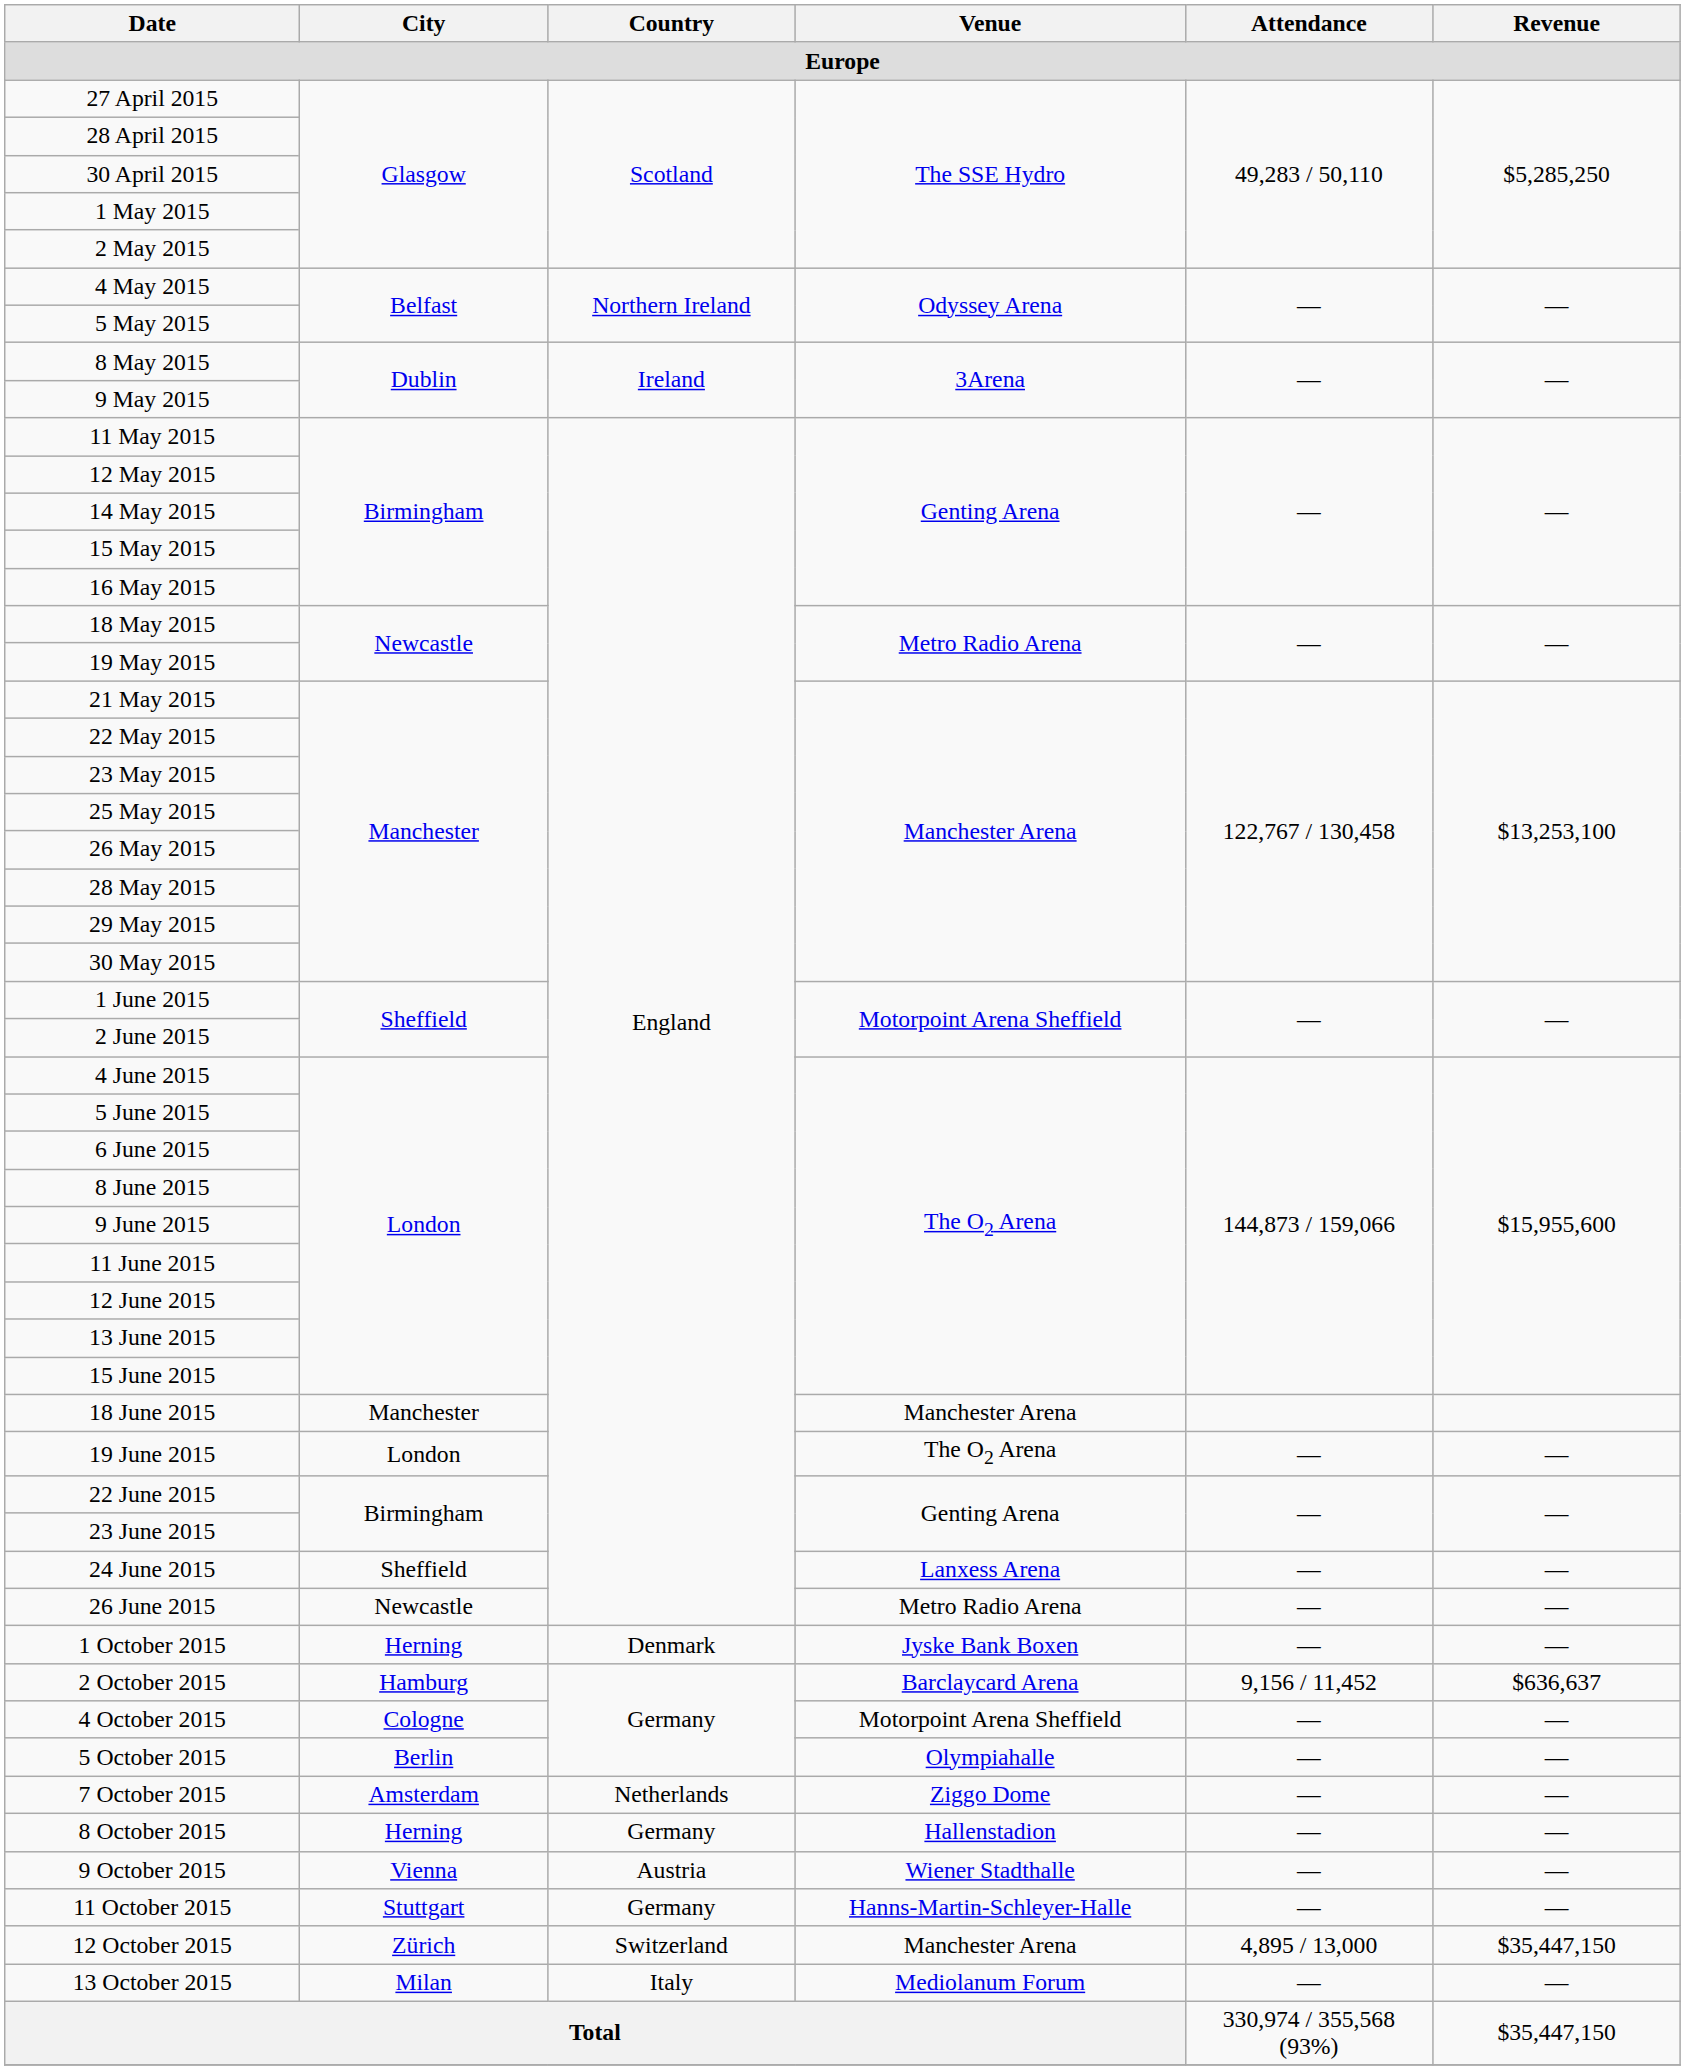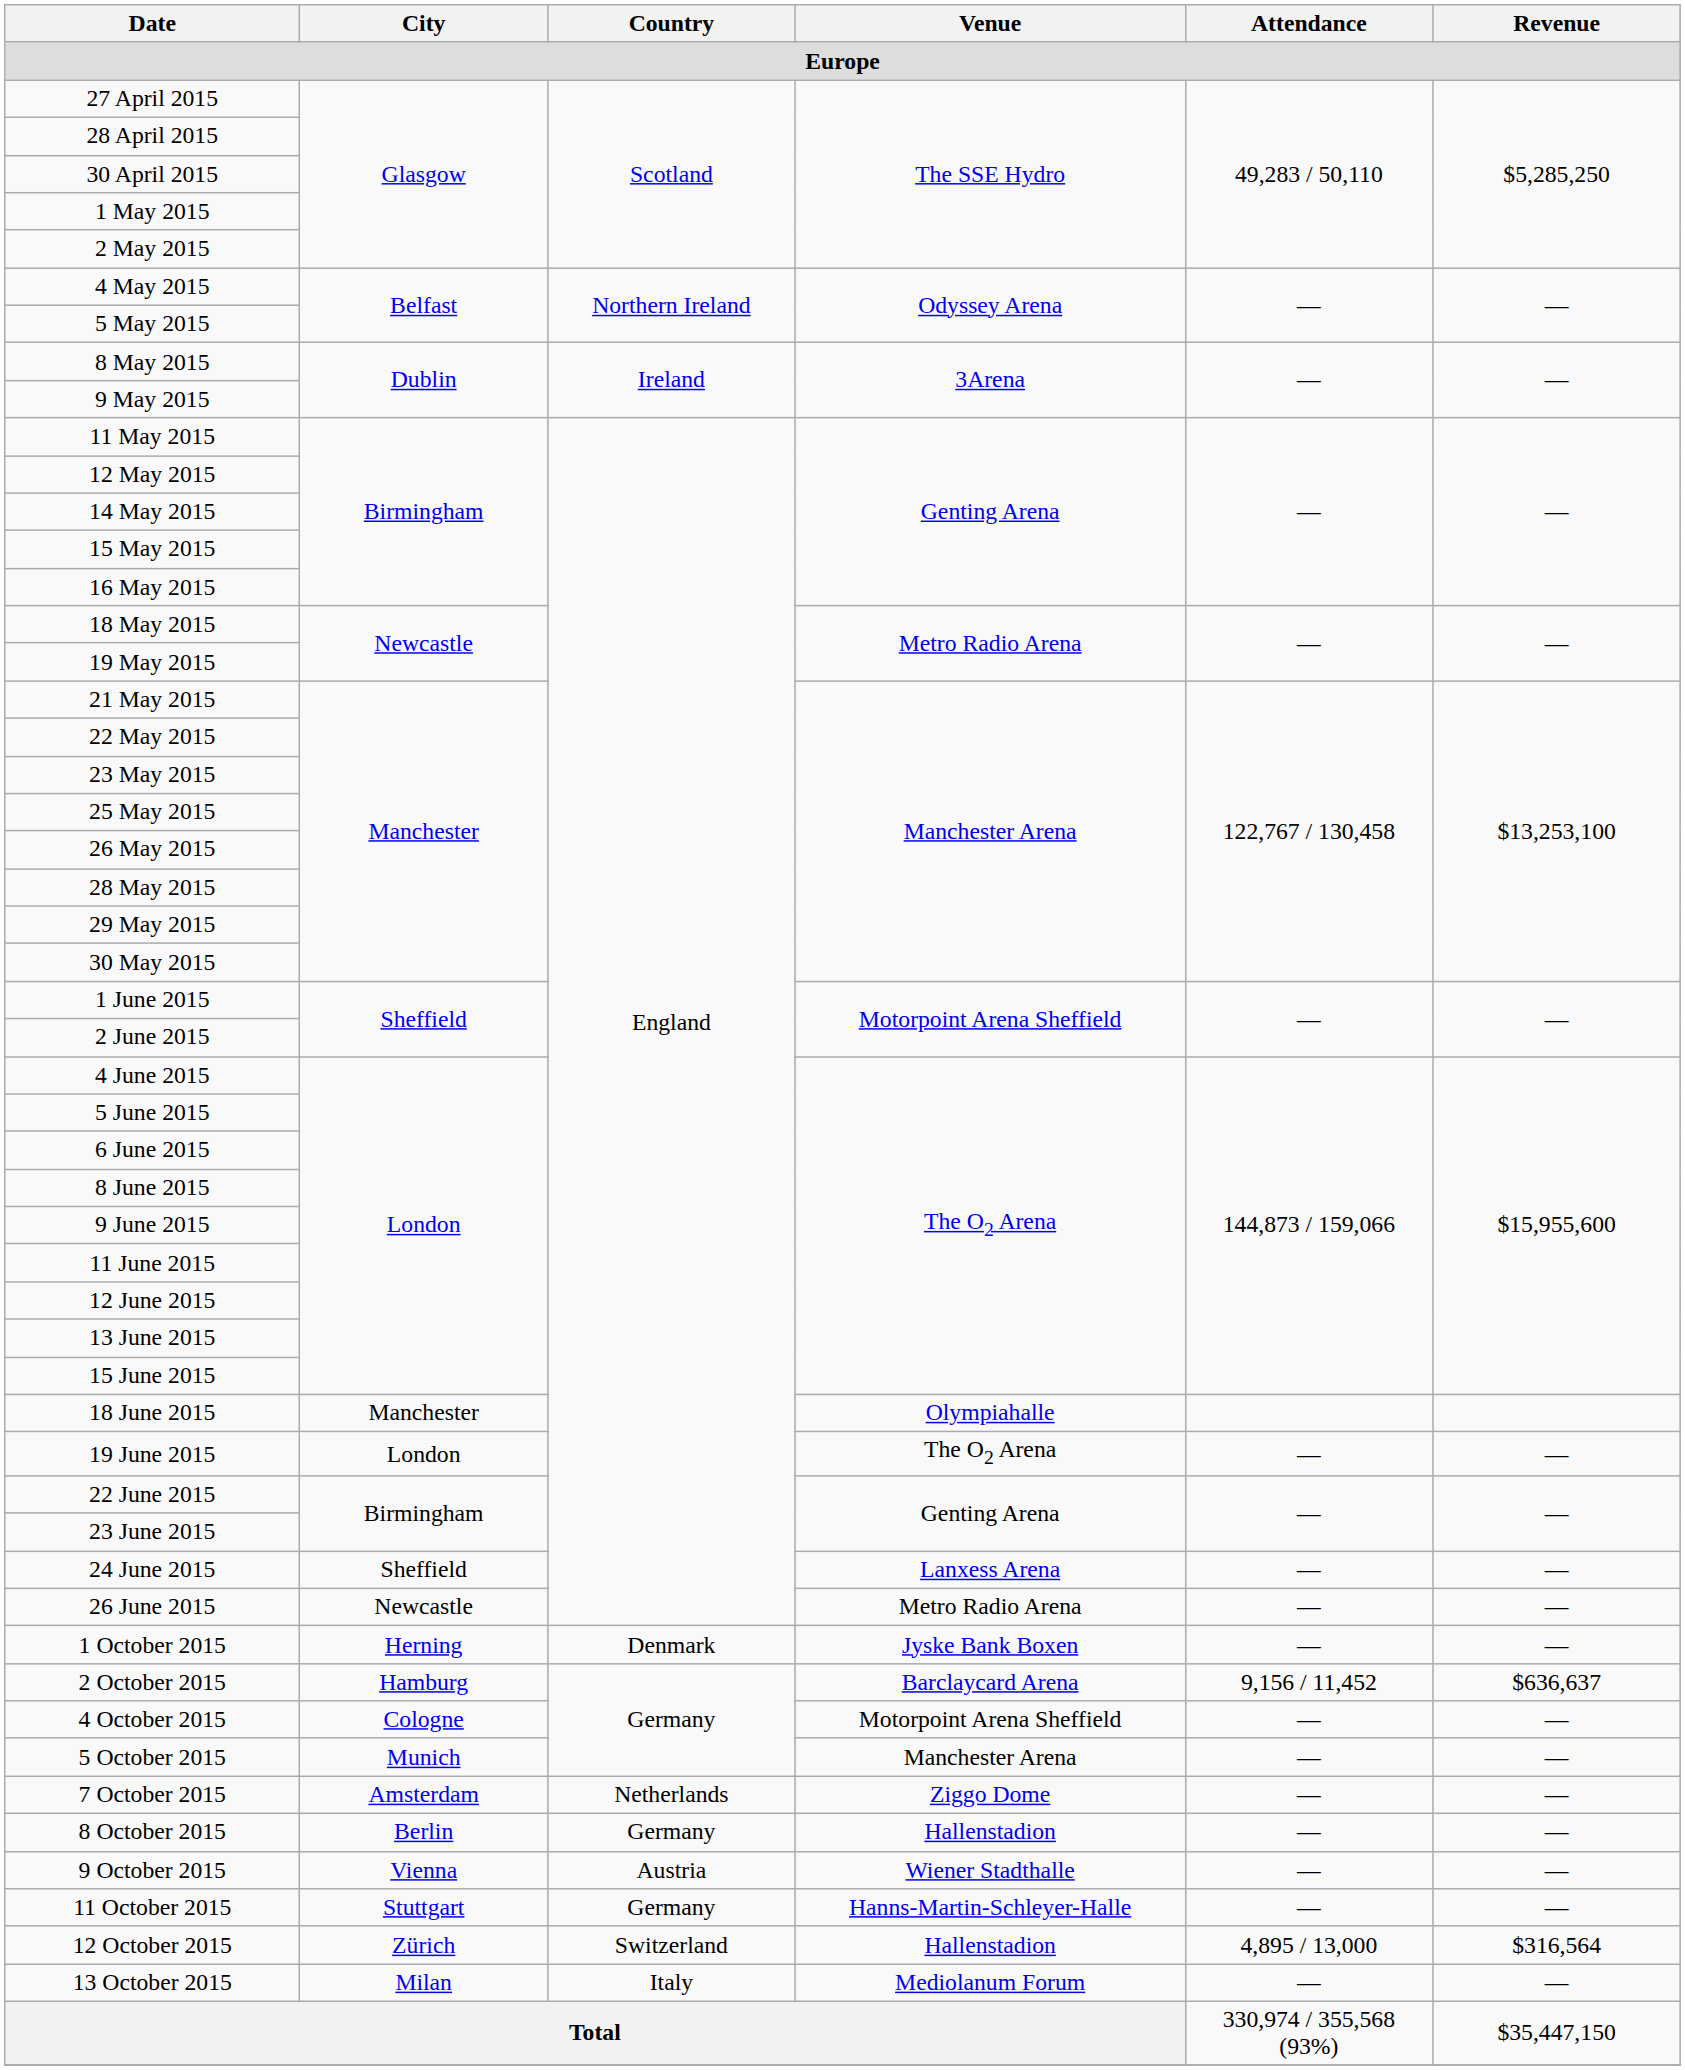(990, 1412) Manchester Arena -> (990, 1412) Olympiahalle
(424, 1757) Berlin -> (424, 1757) Munich
(990, 1757) Olympiahalle -> (990, 1757) Manchester Arena
(424, 1832) Herning -> (424, 1832) Berlin
(990, 1944) Manchester Arena -> (990, 1944) Hallenstadion
(1557, 1944) $35,447,150 -> (1557, 1944) $316,564
